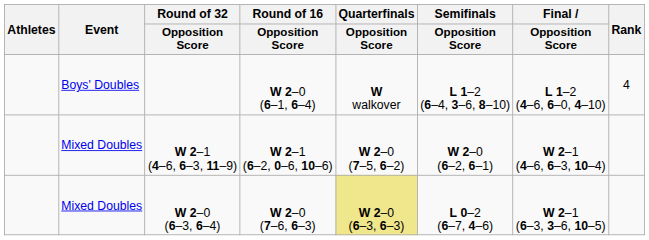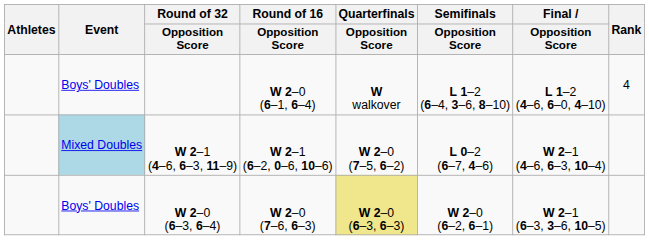(102, 145) no background -> (102, 145) lightblue background
(465, 159) W 2–0 (6–2, 6–1) -> (465, 159) L 0–2 (6–7, 4–6)
(102, 205) Mixed Doubles -> (100, 205) Boys' Doubles
(465, 219) L 0–2 (6–7, 4–6) -> (465, 219) W 2–0 (6–2, 6–1)
